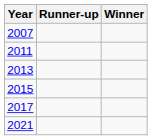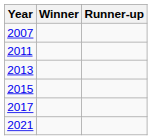columns swapped: (124, 14) <-> (69, 14)
